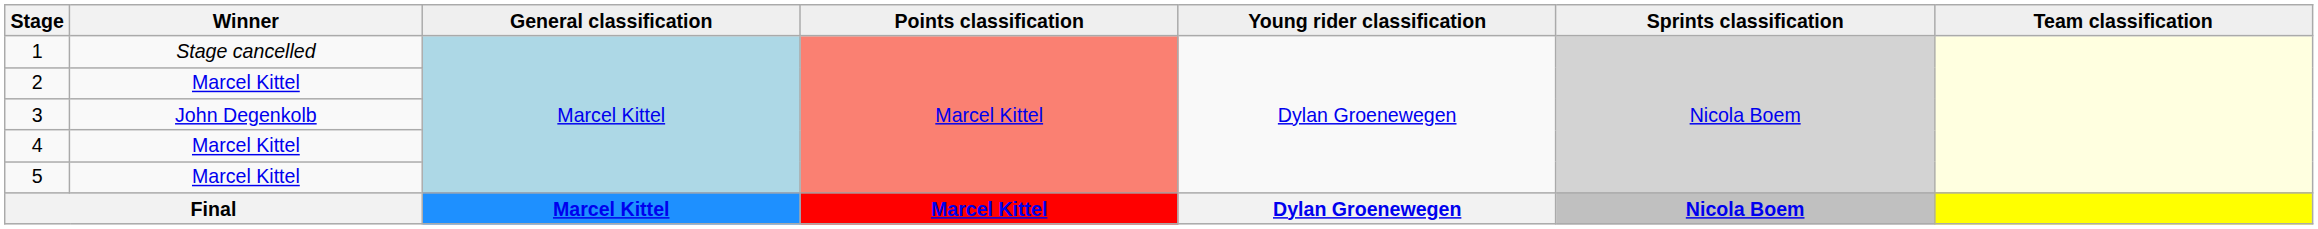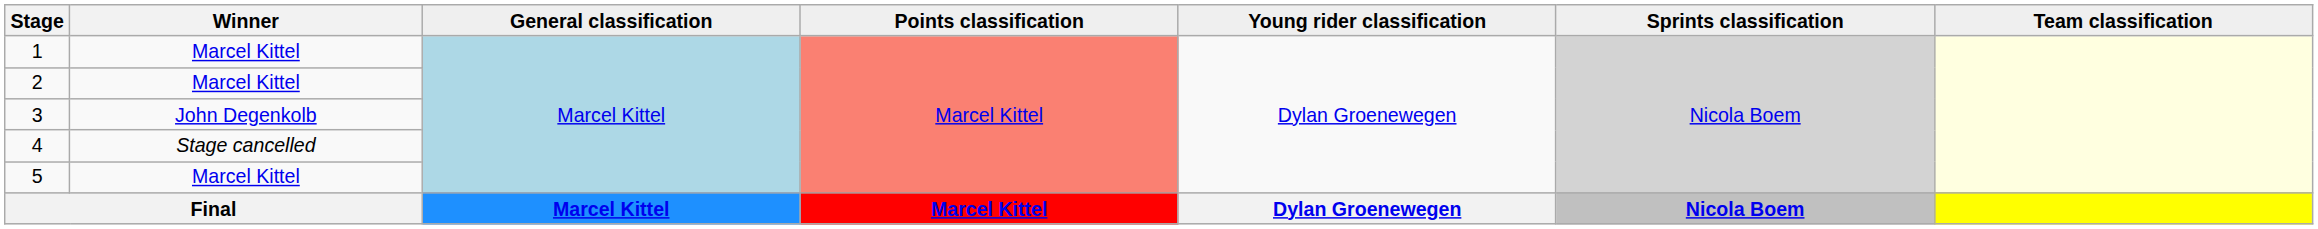(246, 52) Stage cancelled -> (246, 52) Marcel Kittel
(246, 146) Marcel Kittel -> (246, 146) Stage cancelled
